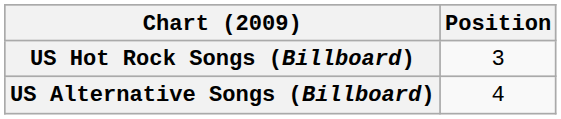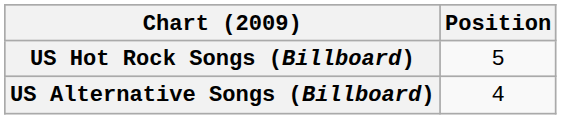(498, 59) 3 -> (498, 59) 5
